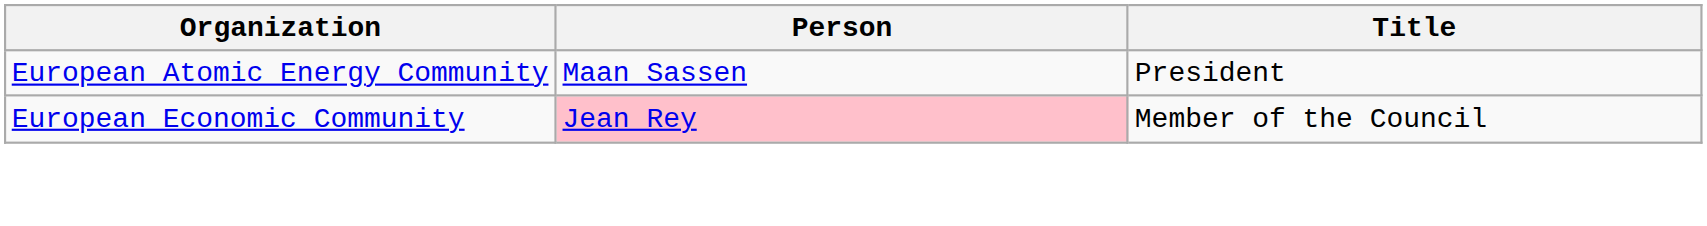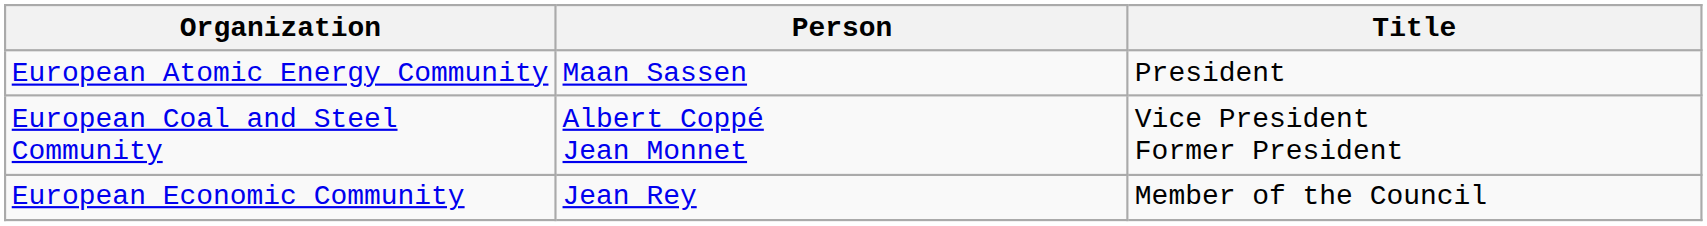+ row: (205, 135)
(630, 119) pink background -> (630, 197) no background
